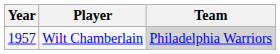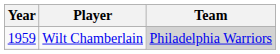(22, 37) 1957 -> (22, 37) 1959
